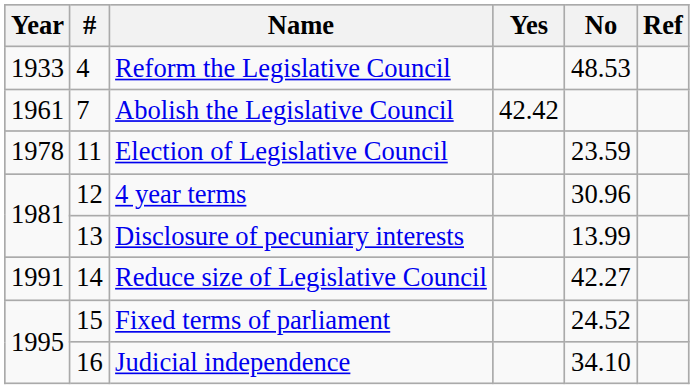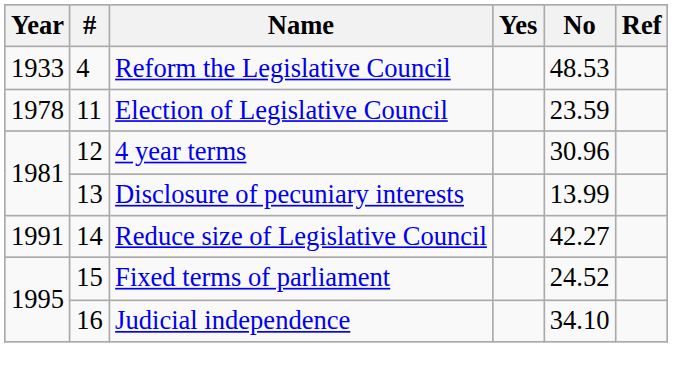- row: (284, 109)
